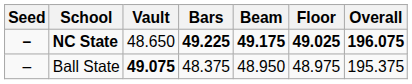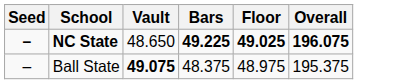- column: (261, 17)
